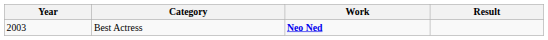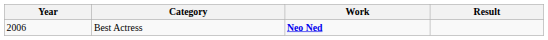(16, 27) 2003 -> (16, 27) 2006
